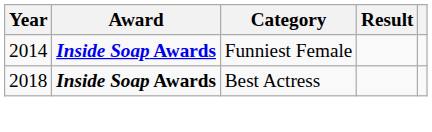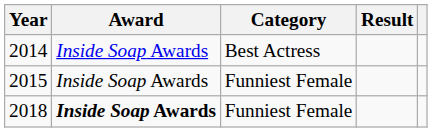(136, 50) bold -> (132, 50) normal
(289, 50) Funniest Female -> (273, 50) Best Actress
+ row: (28, 80)
(273, 80) Best Actress -> (289, 111) Funniest Female
